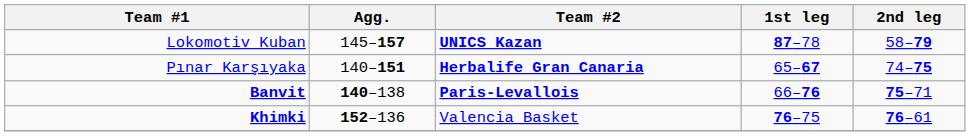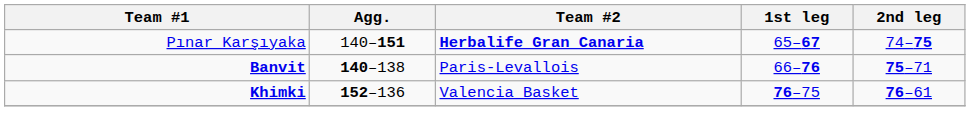- row: (236, 42)
(509, 93) bold -> (509, 68) normal
